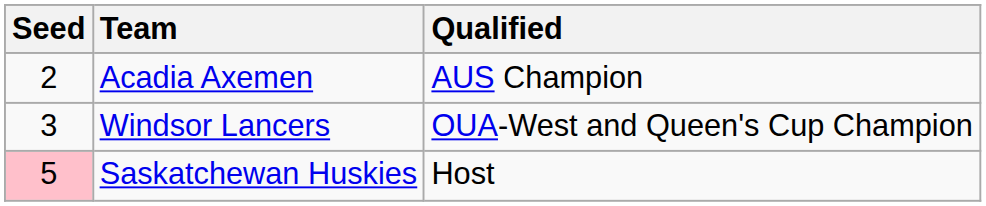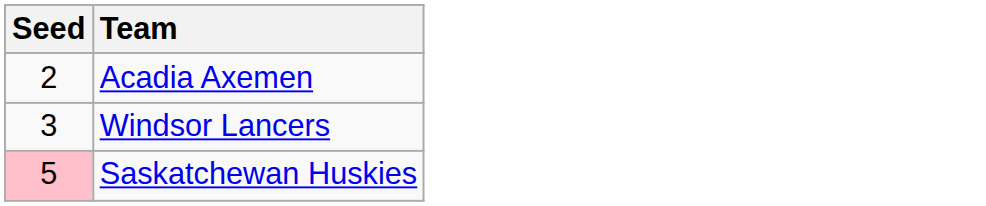- column: (497, 28)
